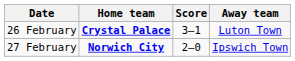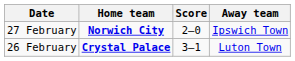rows swapped: (42, 30) <-> (42, 47)
